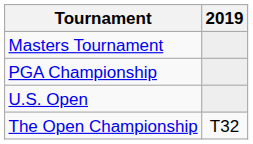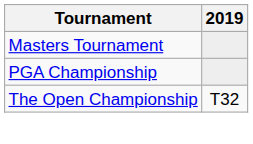- row: (48, 99)
